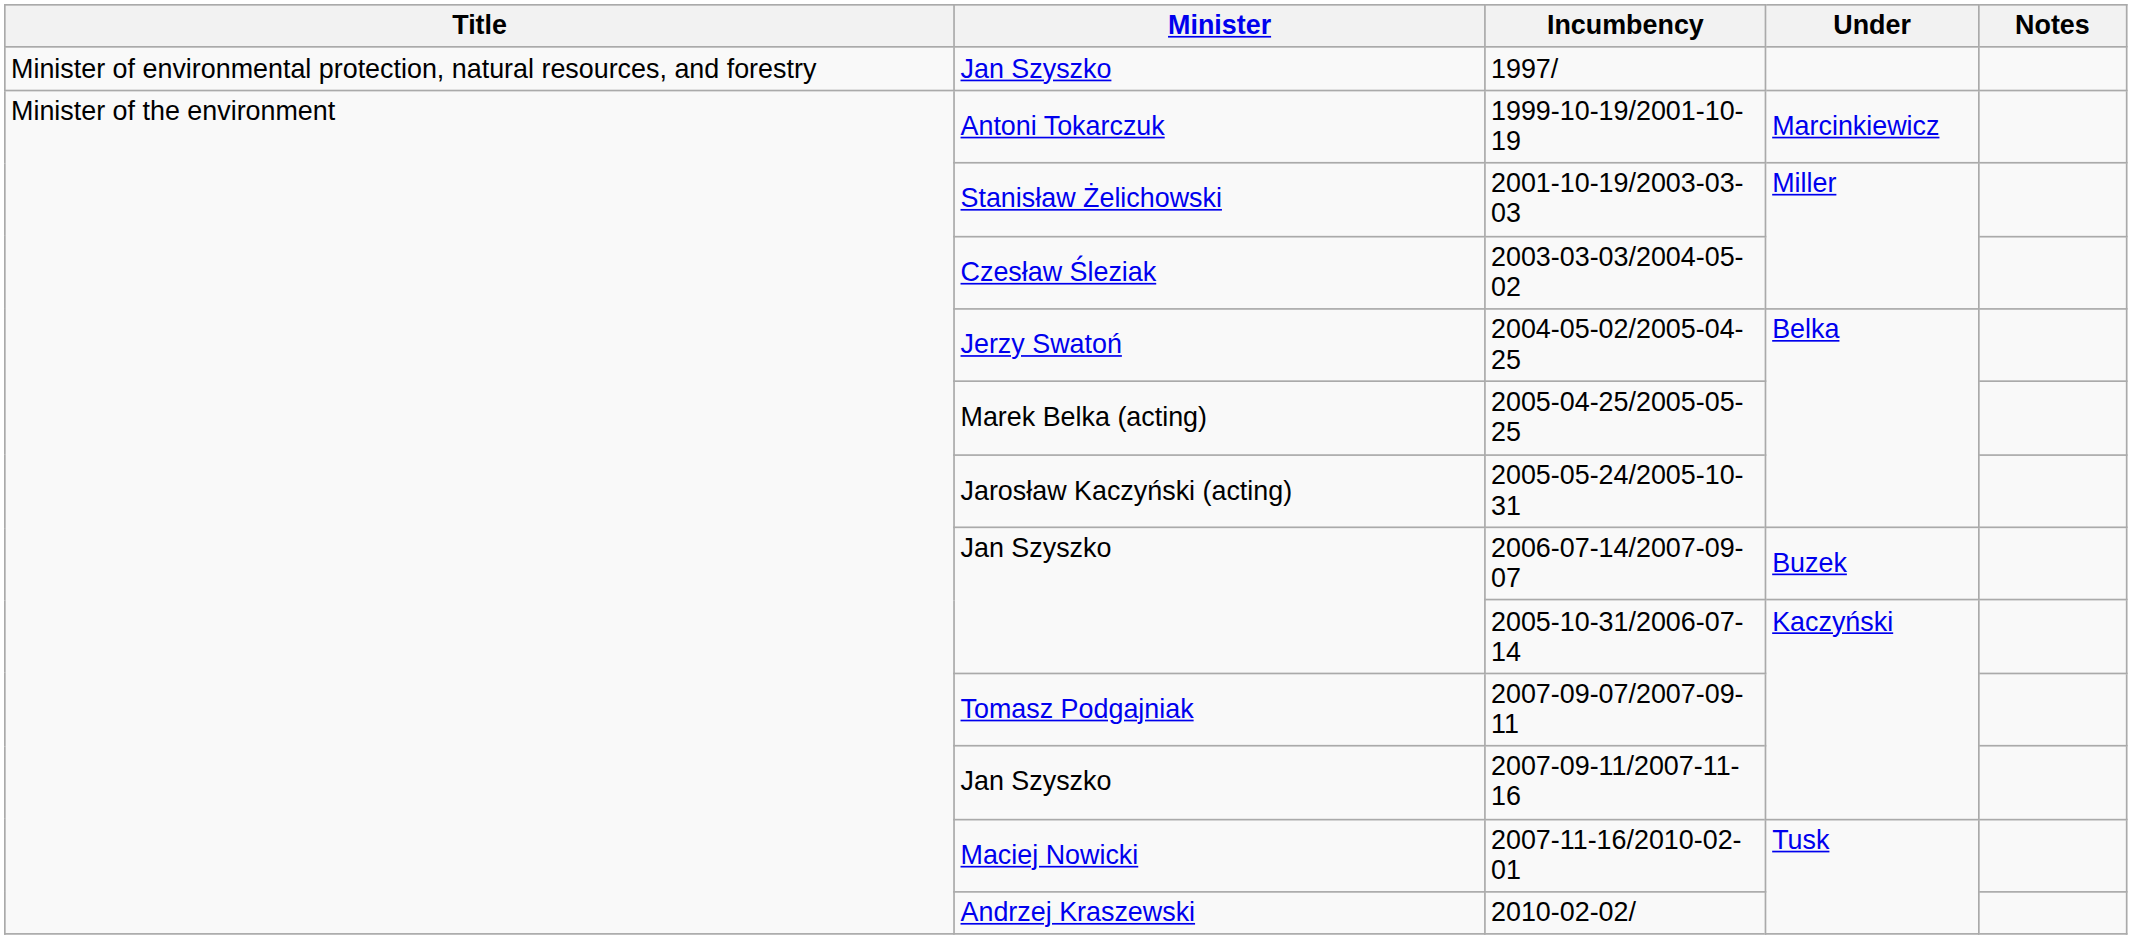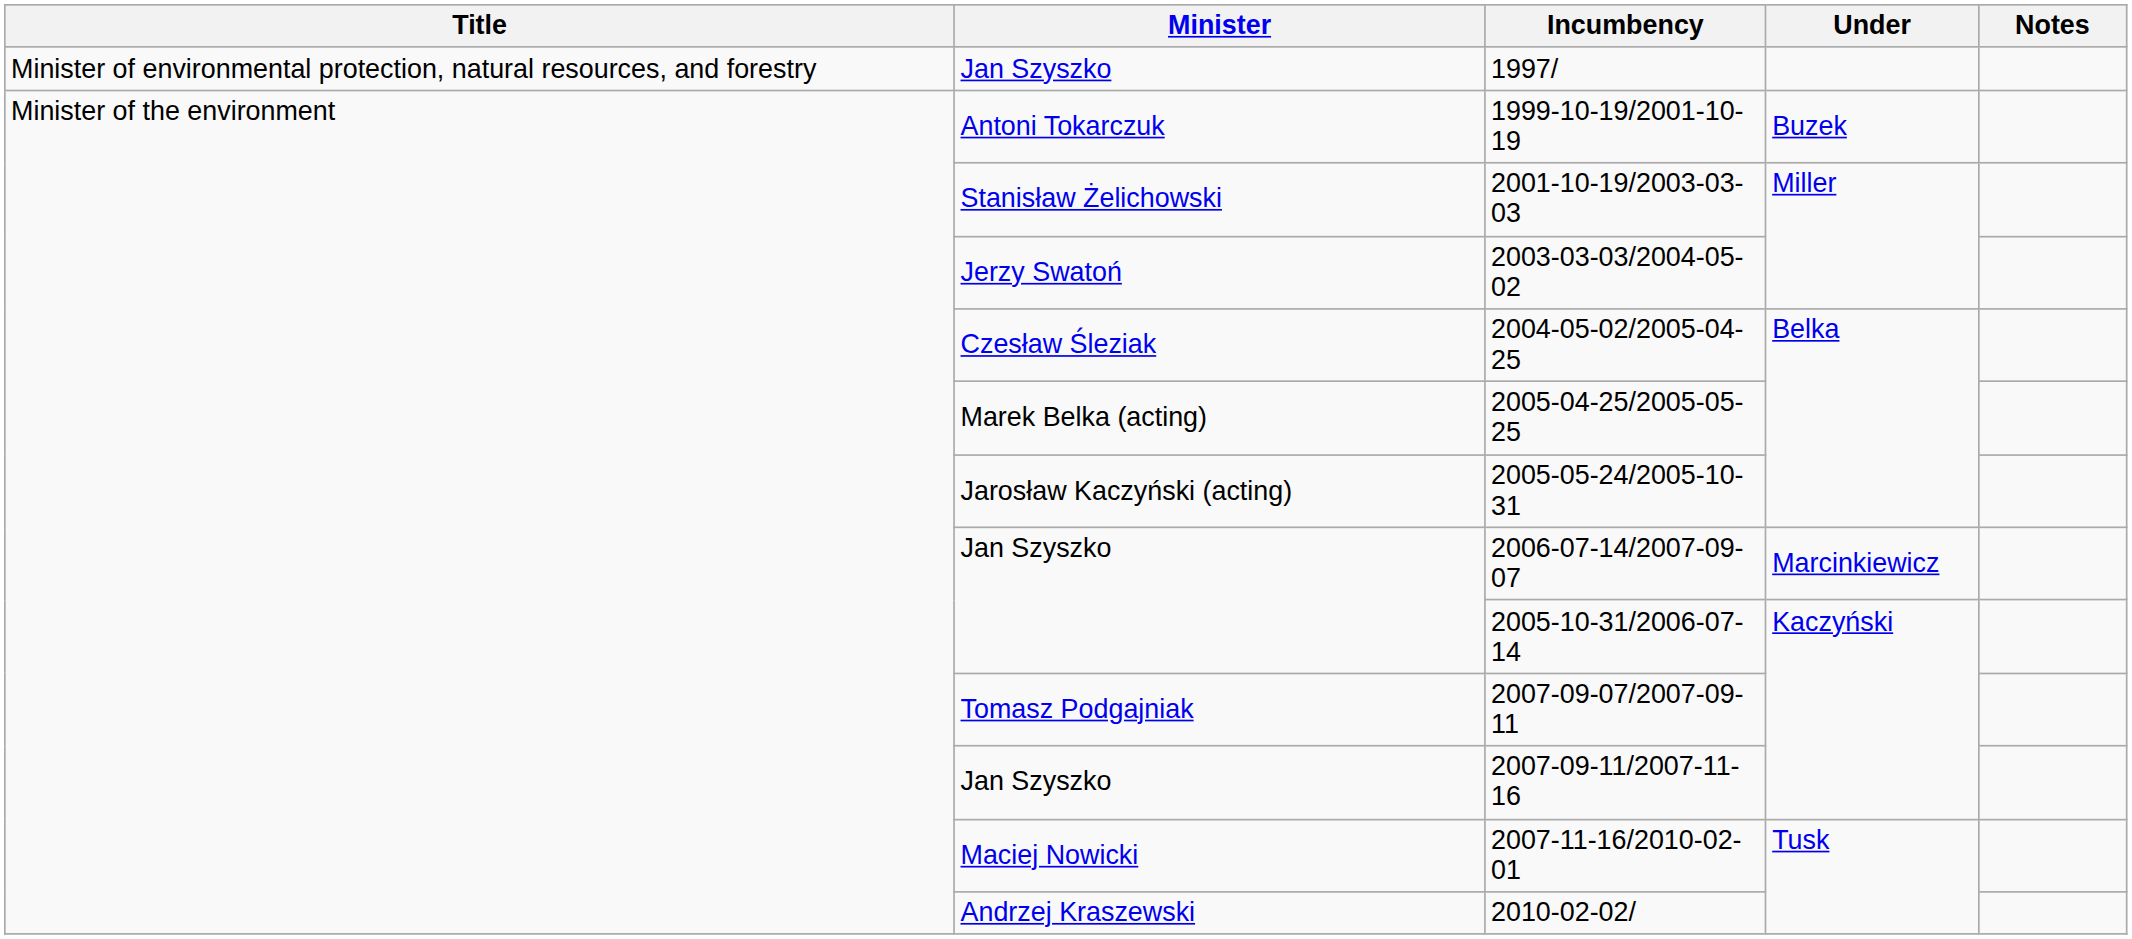(1856, 126) Marcinkiewicz -> (1810, 126) Buzek
(1058, 271) Czesław Śleziak -> (1041, 271) Jerzy Swatoń
(1041, 344) Jerzy Swatoń -> (1058, 344) Czesław Śleziak
(1810, 563) Buzek -> (1856, 563) Marcinkiewicz
